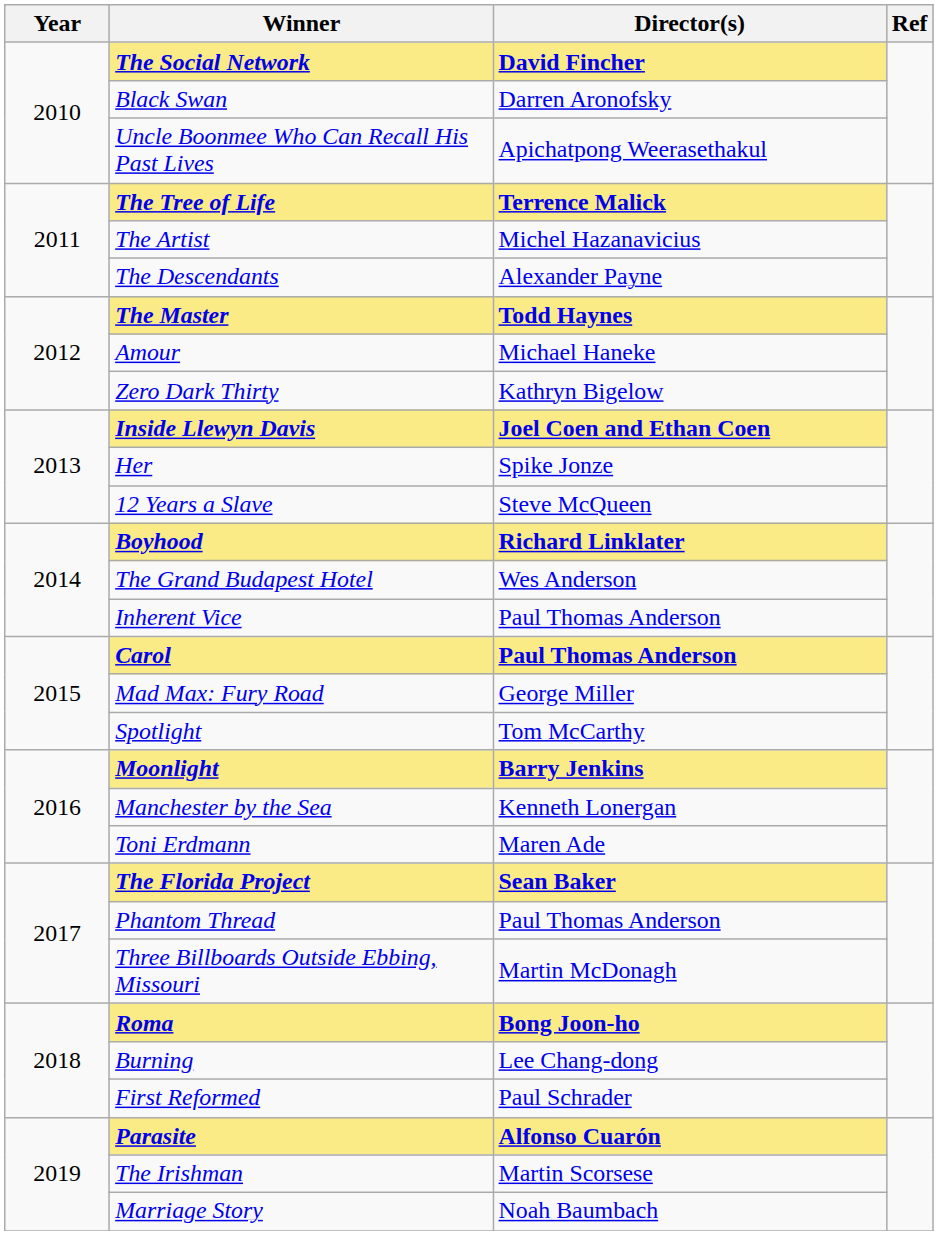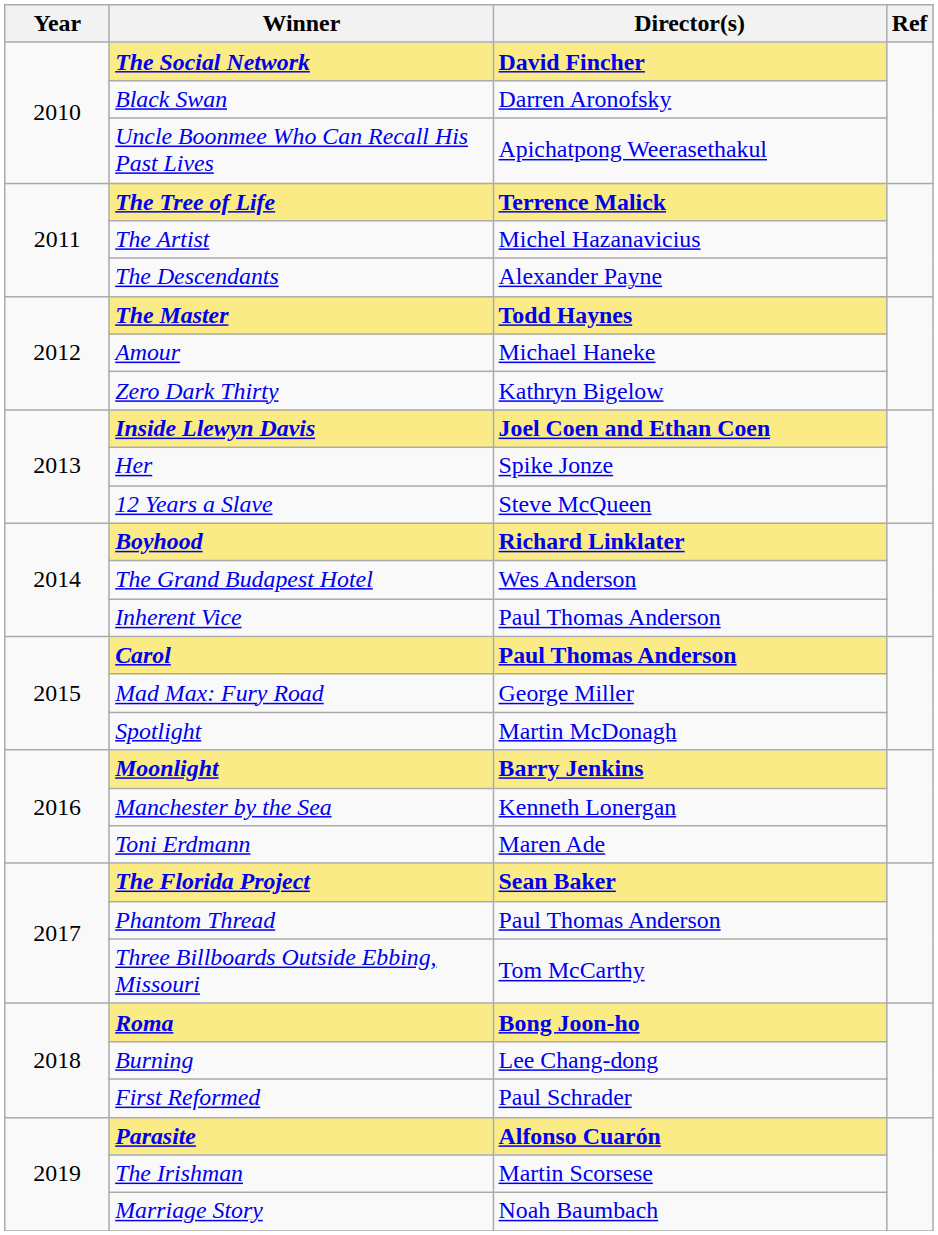(572, 730) Tom McCarthy -> (588, 730) Martin McDonagh
(588, 971) Martin McDonagh -> (572, 971) Tom McCarthy
